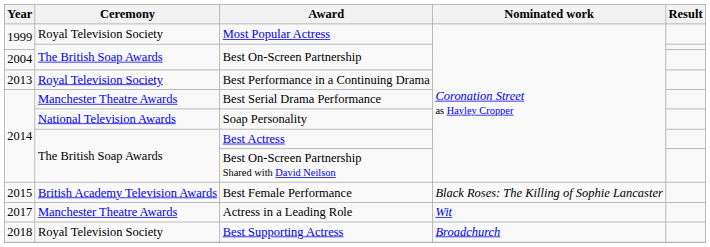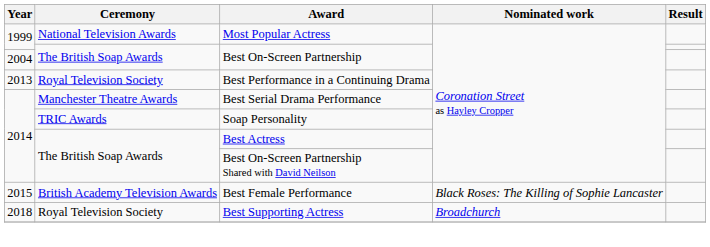(101, 34) Royal Television Society -> (107, 34) National Television Awards
(107, 119) National Television Awards -> (72, 119) TRIC Awards
- row: (20, 212)
